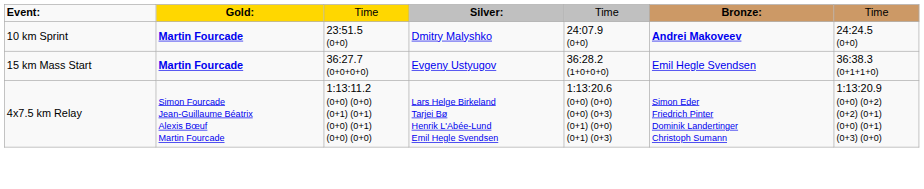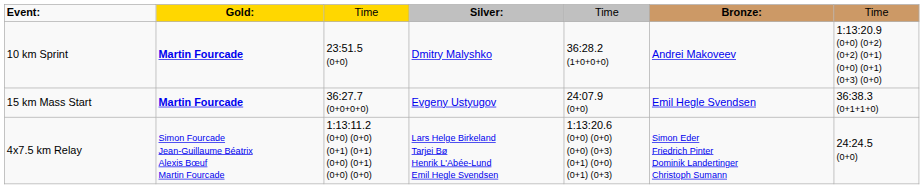(585, 36) 24:07.9 (0+0) -> (588, 54) 36:28.2 (1+0+0+0)
(697, 36) bold -> (694, 54) normal
(855, 36) 24:24.5 (0+0) -> (859, 54) 1:13:20.9 (0+0) (0+2) (0+2) (0+1) (0+0) (0+1) (0+3) (0+0)
(588, 65) 36:28.2 (1+0+0+0) -> (585, 102) 24:07.9 (0+0)
(859, 113) 1:13:20.9 (0+0) (0+2) (0+2) (0+1) (0+0) (0+1) (0+3) (0+0) -> (855, 150) 24:24.5 (0+0)
